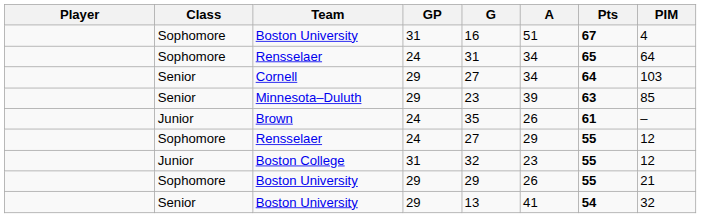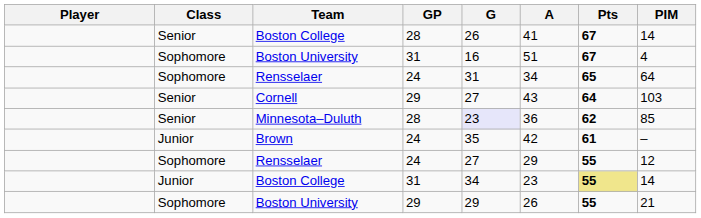+ row: (177, 35)
(530, 77) 34 -> (530, 98) 43
(413, 98) 29 -> (413, 118) 28
(472, 98) no background -> (472, 118) lavender background
(530, 98) 39 -> (530, 118) 36
(589, 98) 63 -> (589, 118) 62
(530, 118) 26 -> (530, 139) 42
(472, 160) 32 -> (472, 181) 34
(589, 160) no background -> (589, 181) khaki background
(647, 160) 12 -> (647, 181) 14
- row: (177, 202)
